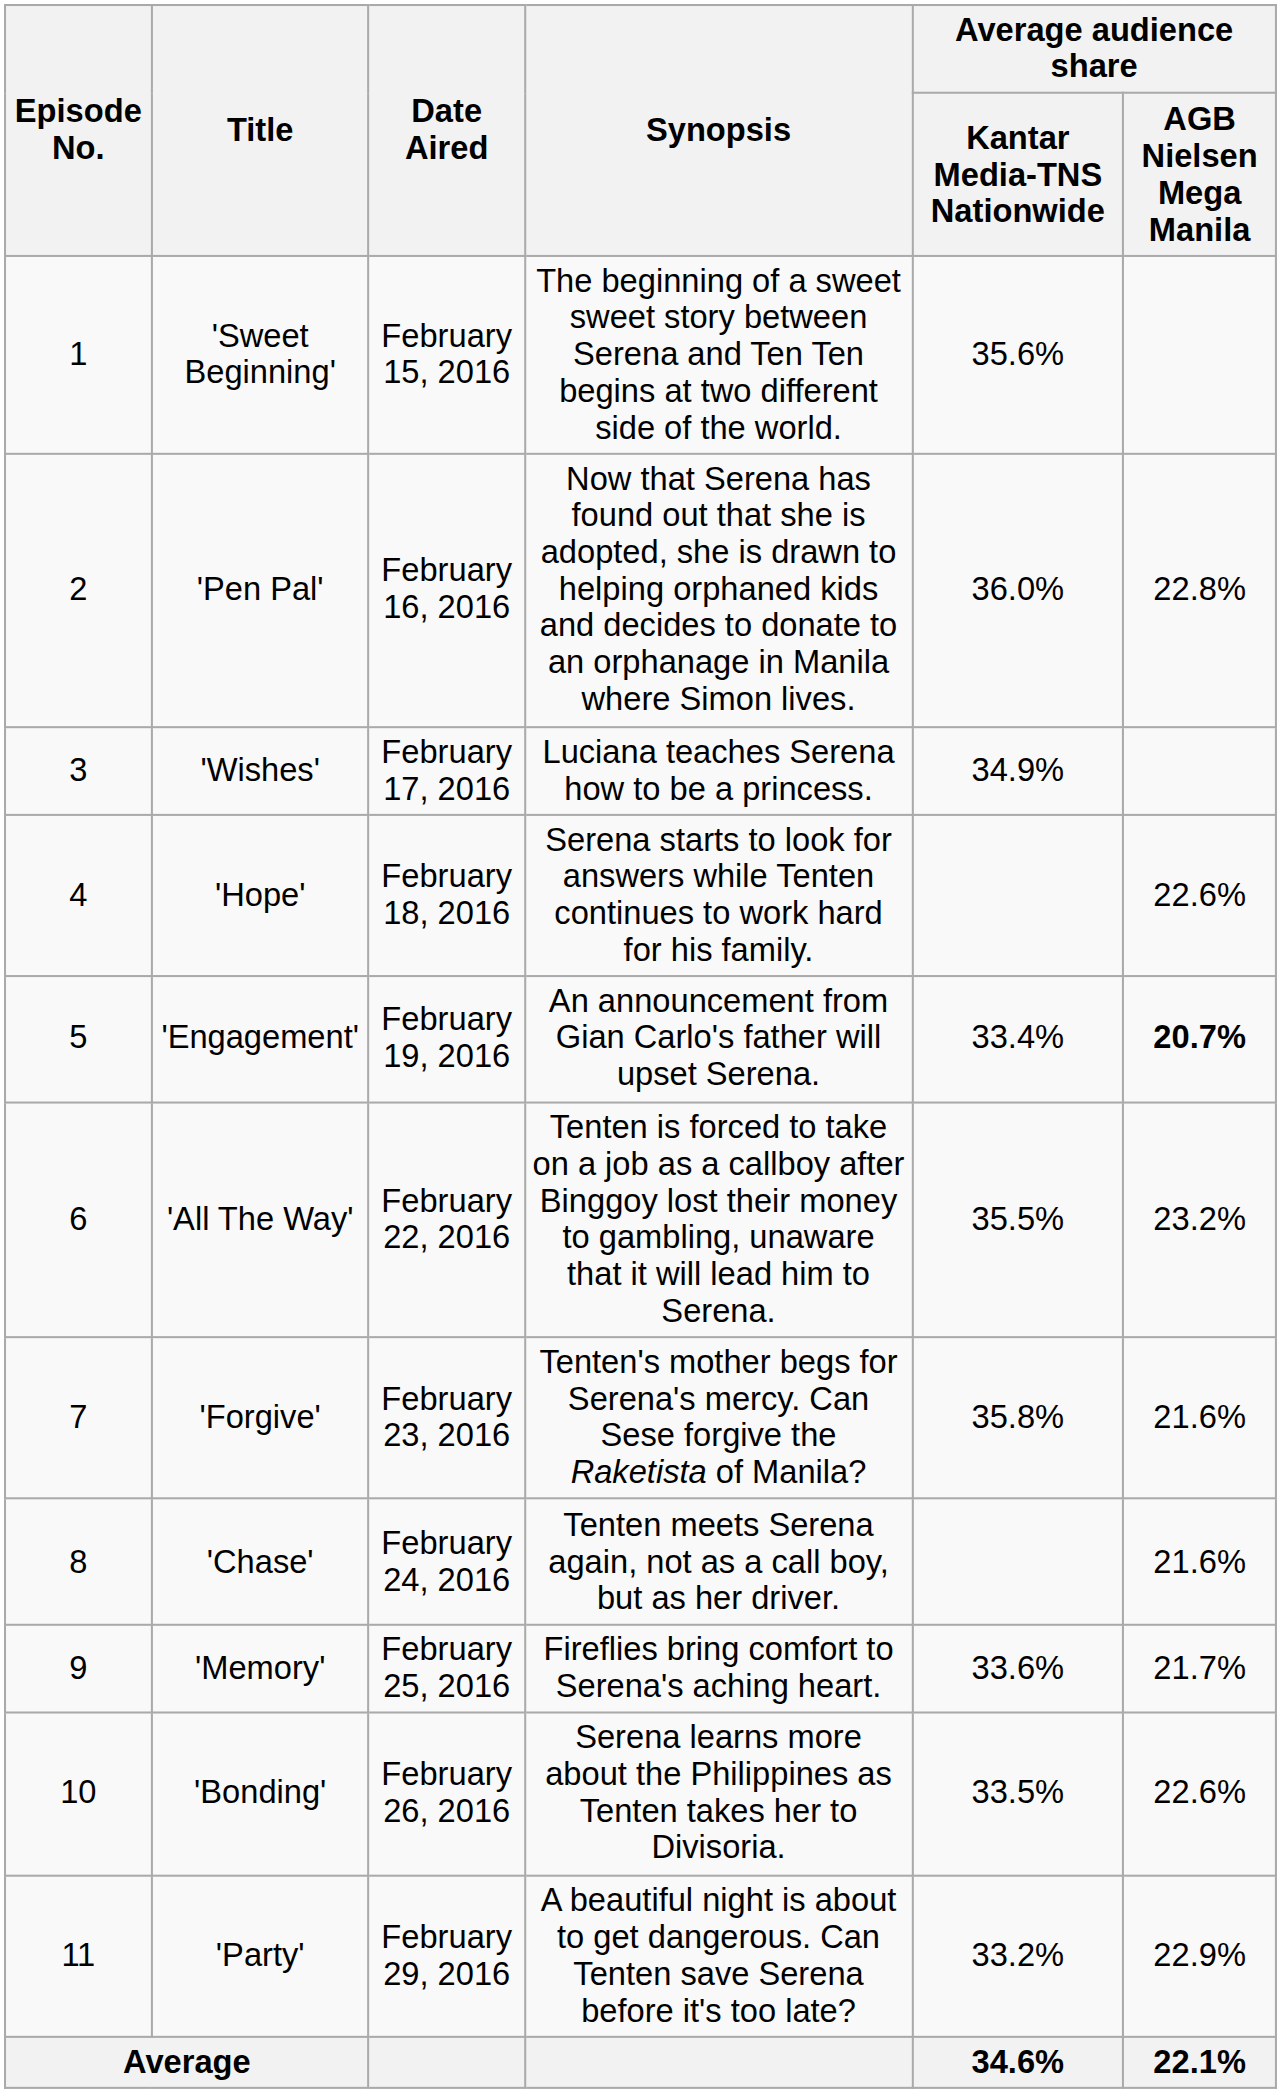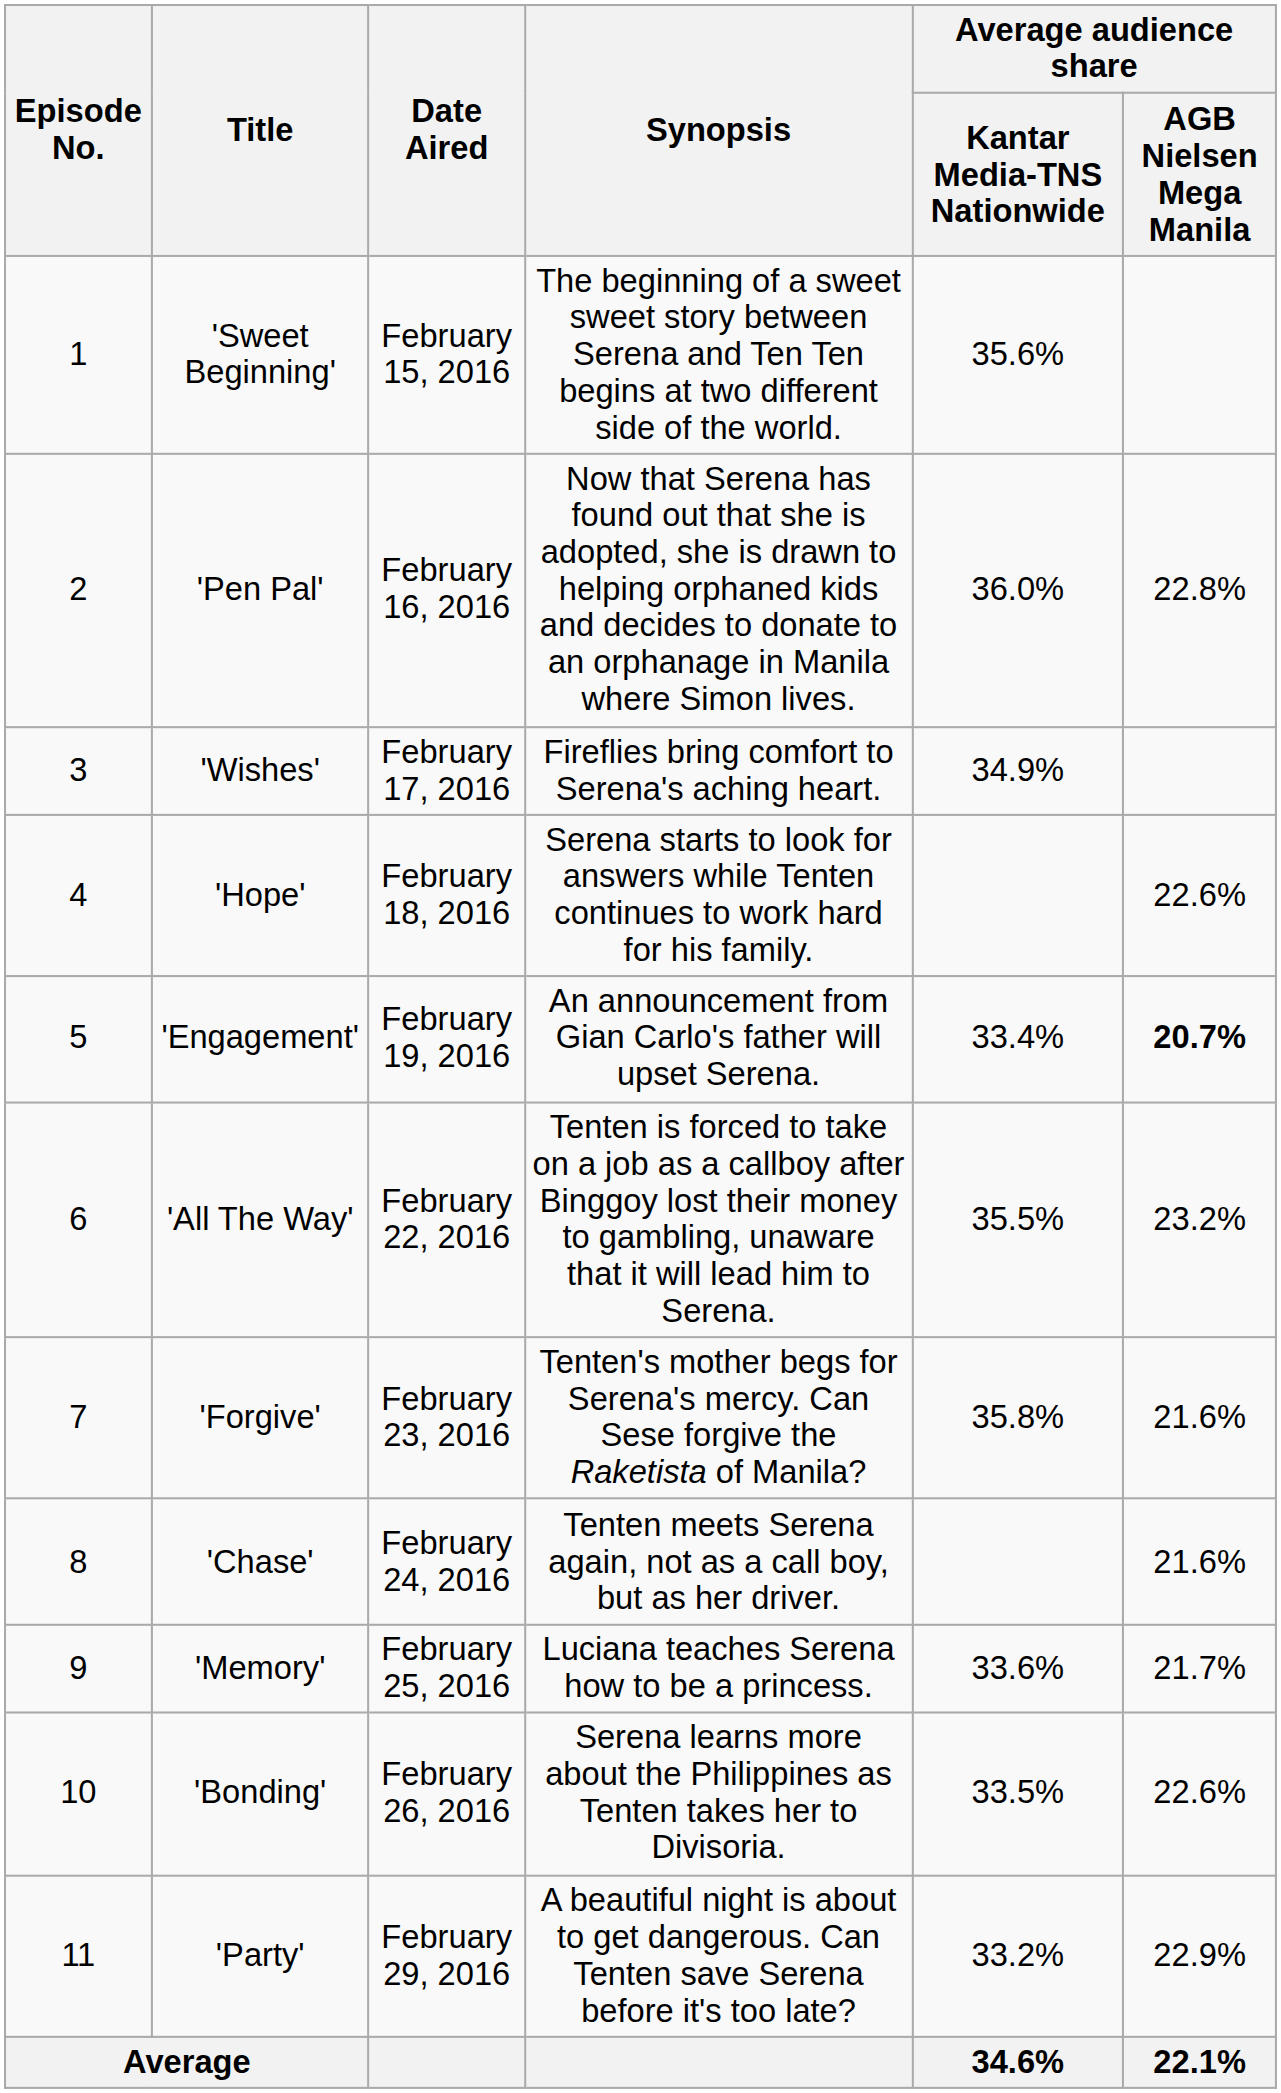(719, 769) Luciana teaches Serena how to be a princess. -> (719, 769) Fireflies bring comfort to Serena's aching heart.
(719, 1667) Fireflies bring comfort to Serena's aching heart. -> (719, 1667) Luciana teaches Serena how to be a princess.
